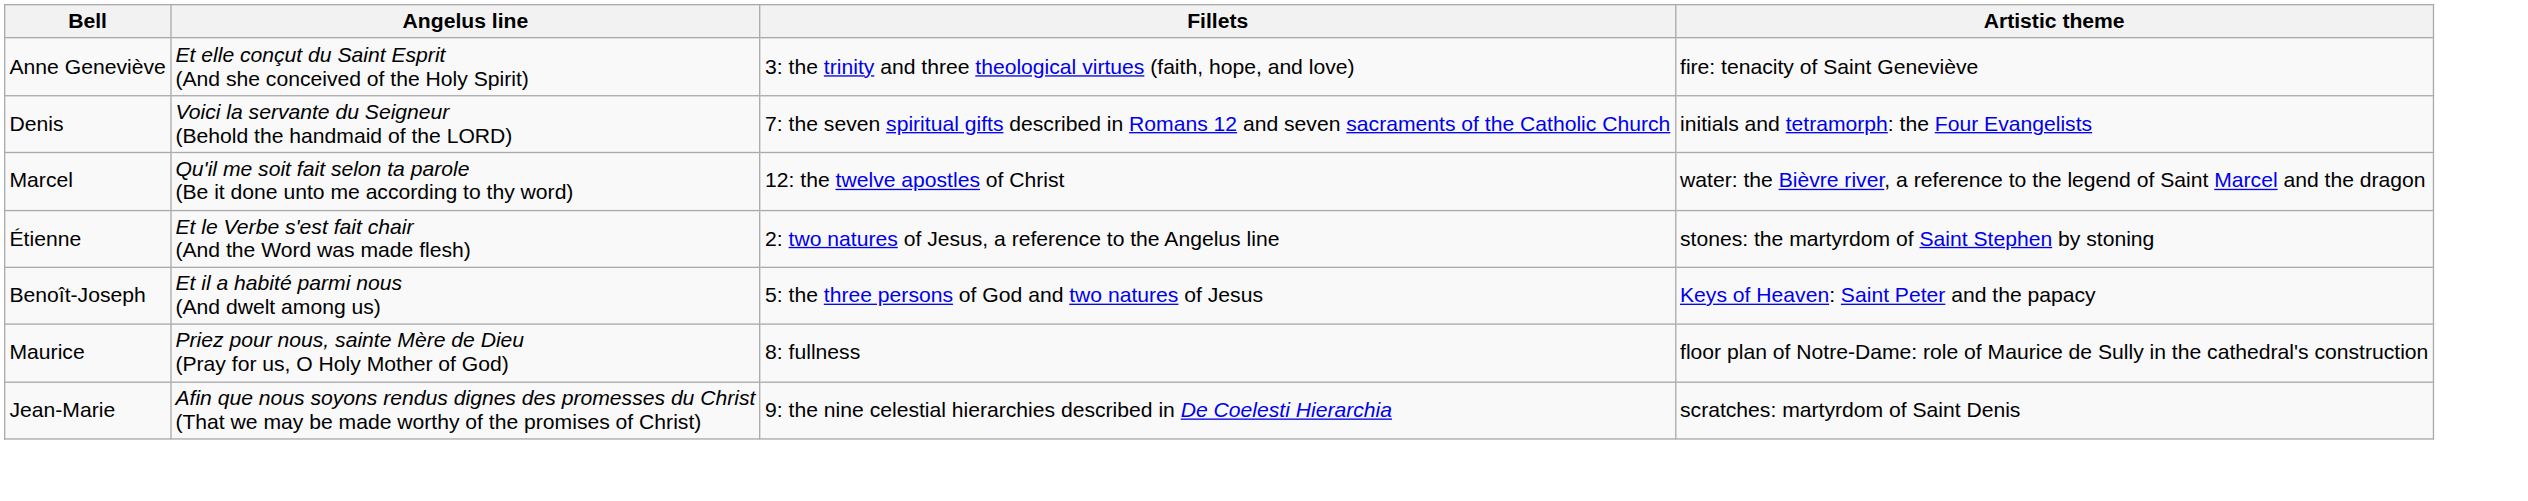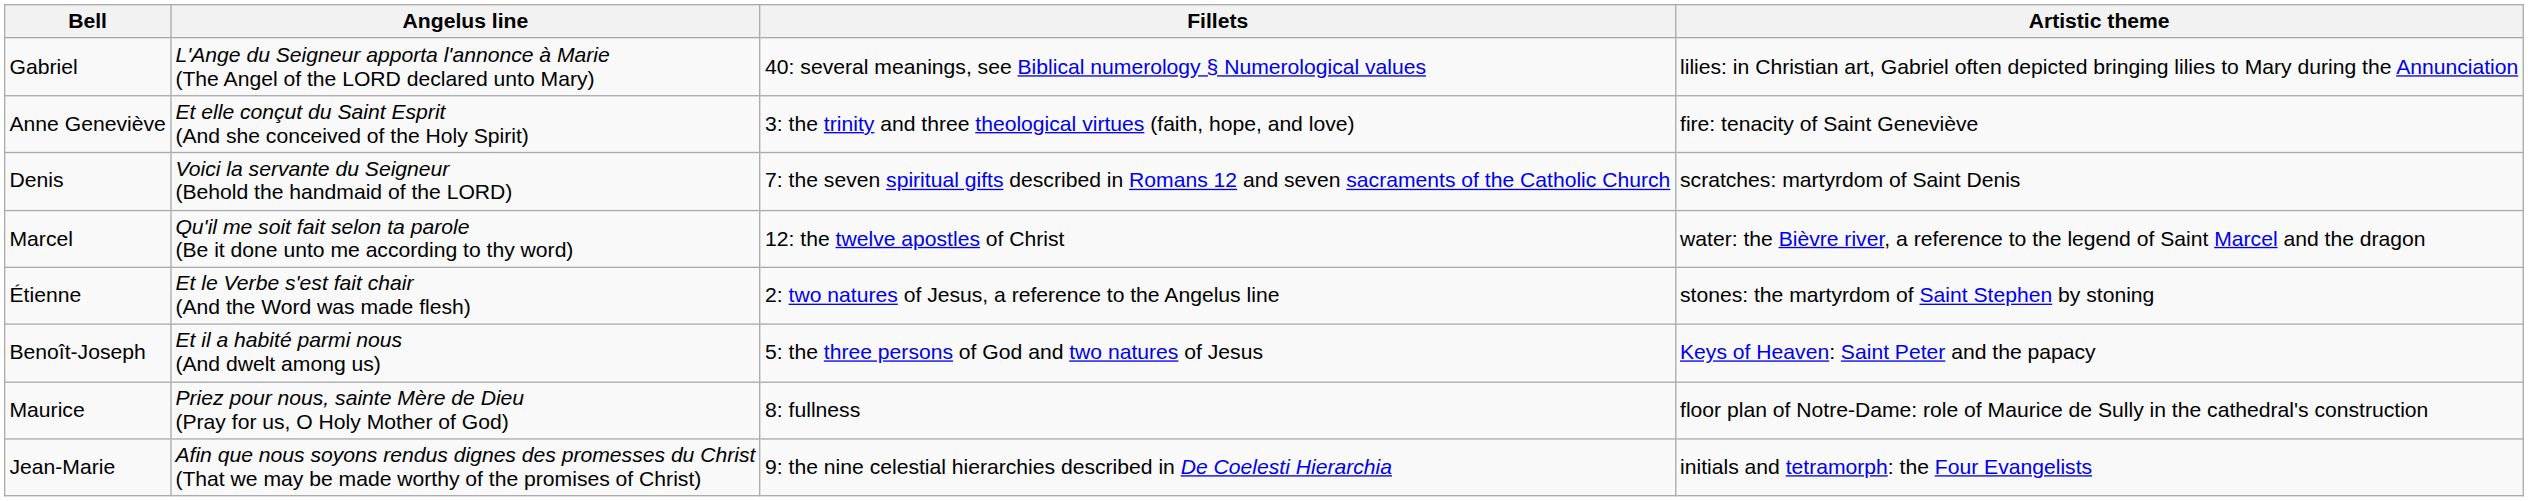+ row: (44, 66)
(1886, 123) initials and tetramorph: the Four Evangelists -> (1850, 181) scratches: martyrdom of Saint Denis
(1850, 410) scratches: martyrdom of Saint Denis -> (1886, 467) initials and tetramorph: the Four Evangelists
